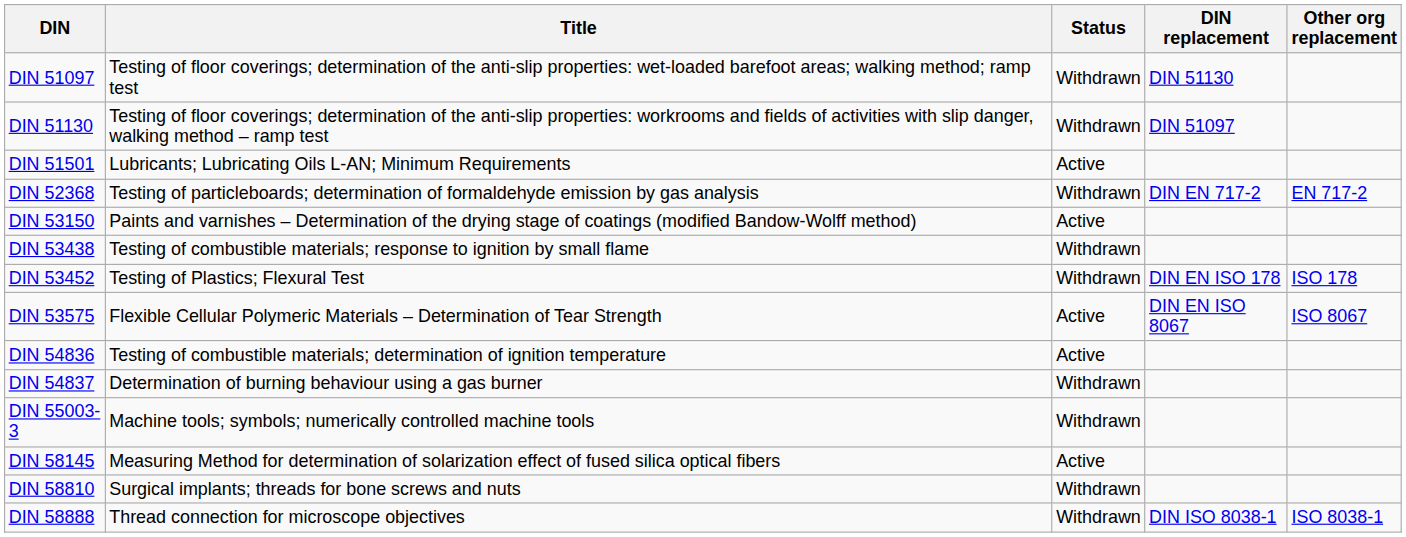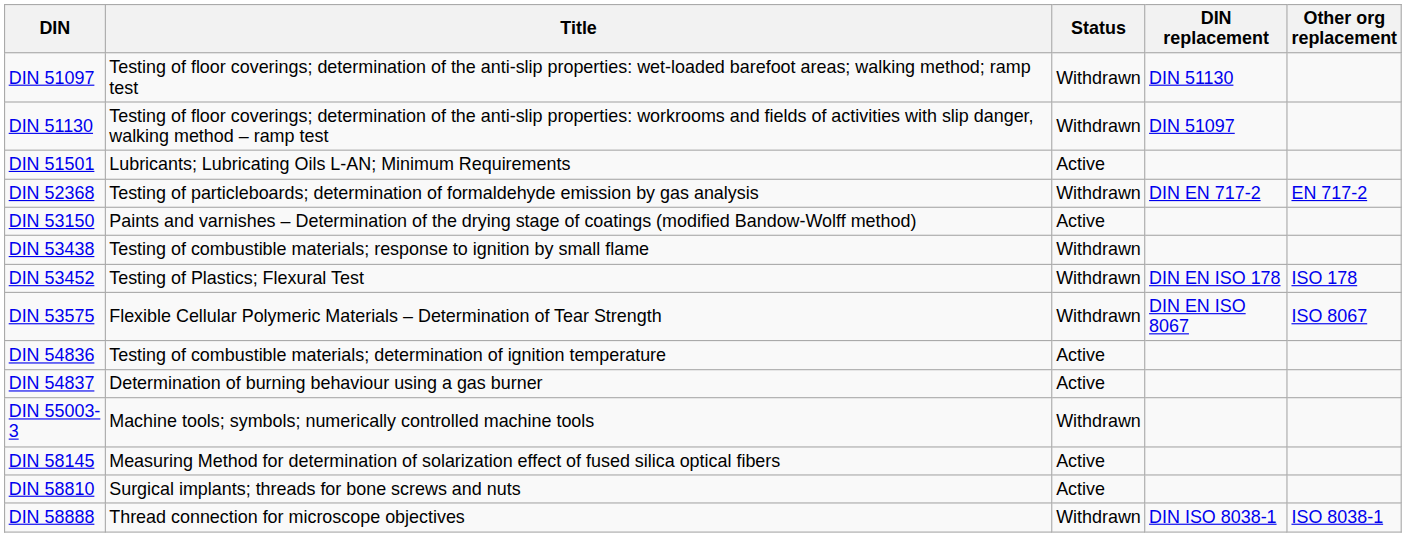(1081, 316) Active -> (1098, 316) Withdrawn
(1098, 383) Withdrawn -> (1081, 383) Active
(1098, 488) Withdrawn -> (1081, 488) Active
